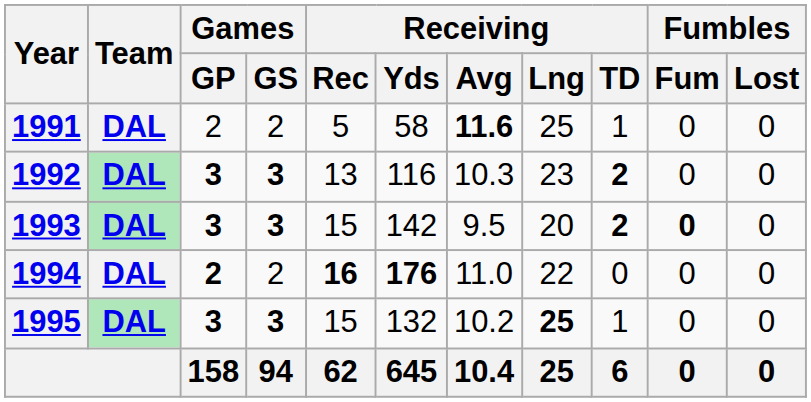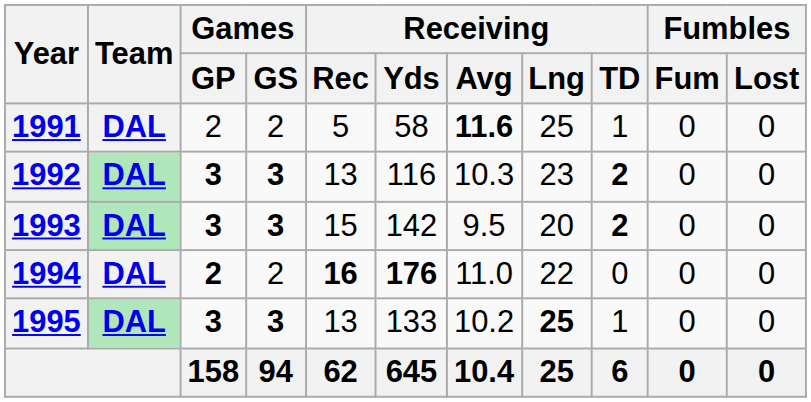(687, 224) bold -> (687, 224) normal
(341, 322) 15 -> (341, 322) 13
(411, 322) 132 -> (411, 322) 133
